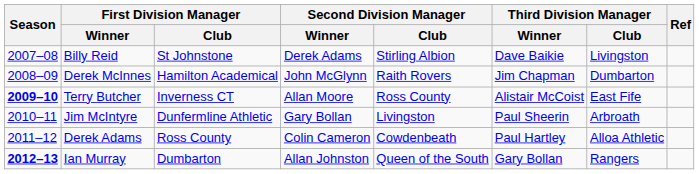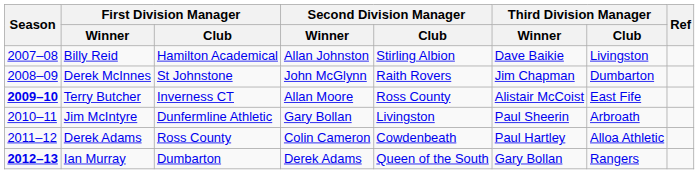(195, 55) St Johnstone -> (217, 55) Hamilton Academical
(323, 55) Derek Adams -> (326, 55) Allan Johnston
(217, 76) Hamilton Academical -> (195, 76) St Johnstone
(326, 158) Allan Johnston -> (323, 158) Derek Adams
